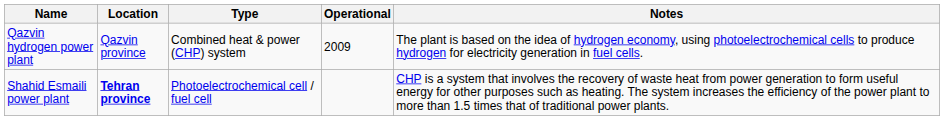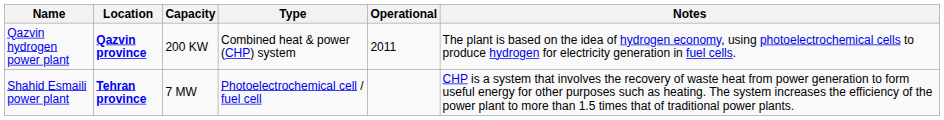+ column: (190, 14)
(123, 46) normal -> (121, 46) bold
(337, 46) 2009 -> (383, 46) 2011
